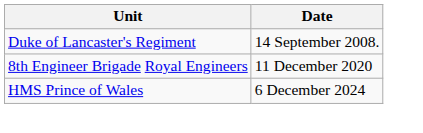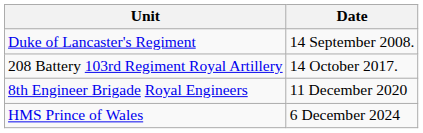+ row: (145, 66)
